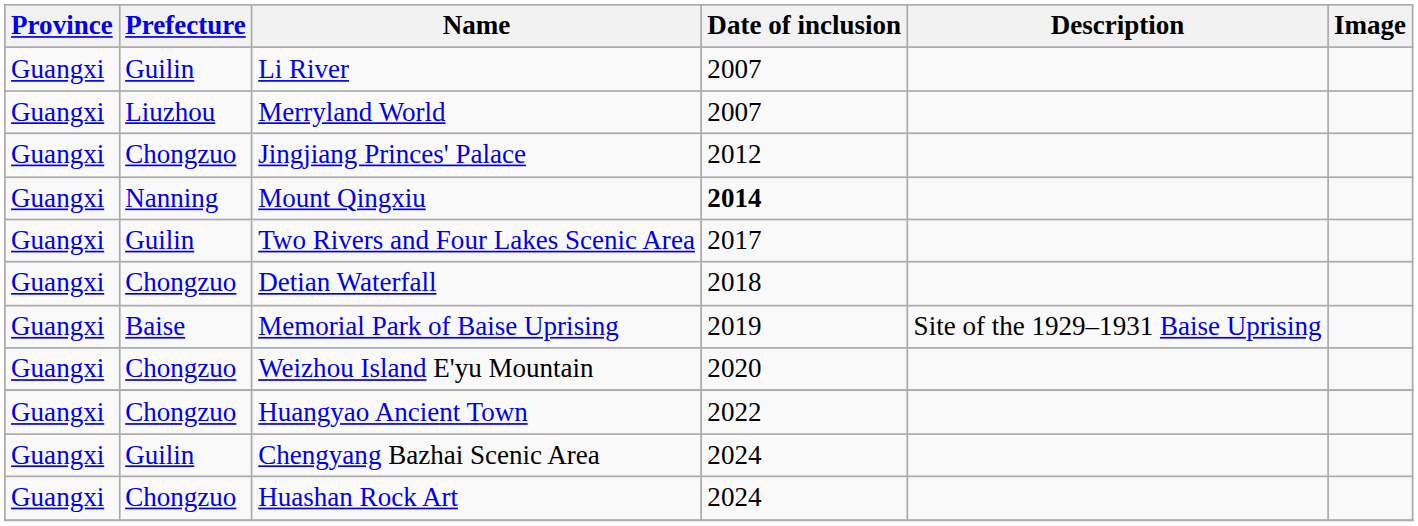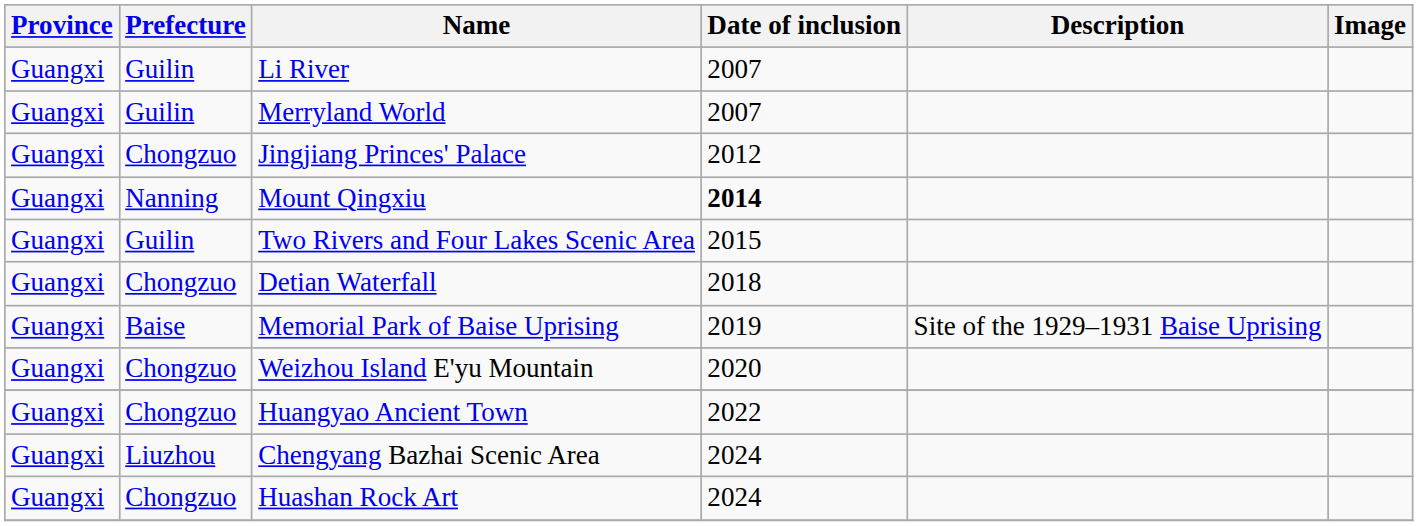(170, 111) Liuzhou -> (160, 111) Guilin
(734, 240) 2017 -> (734, 240) 2015
(160, 454) Guilin -> (170, 454) Liuzhou
